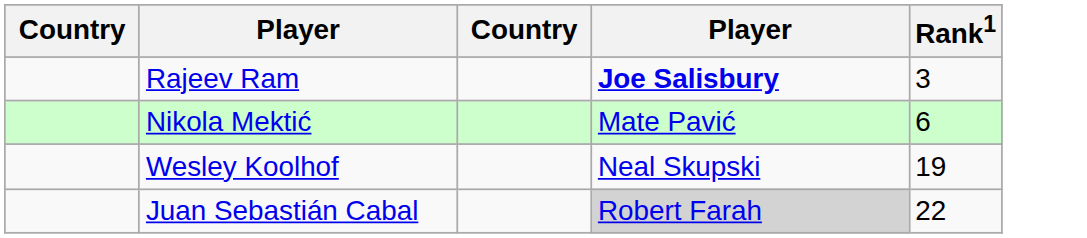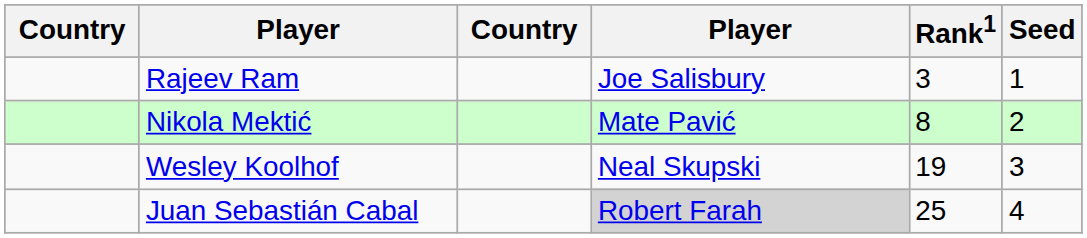+ column: (1042, 30)
(688, 78) bold -> (681, 78) normal
(923, 122) 6 -> (923, 122) 8
(931, 210) 22 -> (931, 210) 25
